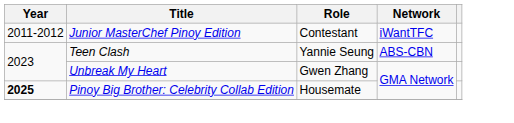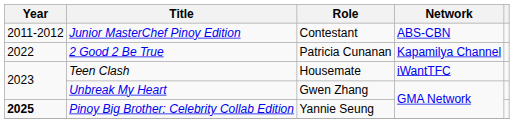(406, 33) iWantTFC -> (424, 33) ABS-CBN
+ row: (116, 52)
(337, 52) Yannie Seung -> (330, 71) Housemate
(406, 52) ABS-CBN -> (424, 71) iWantTFC
(330, 90) Housemate -> (337, 109) Yannie Seung
